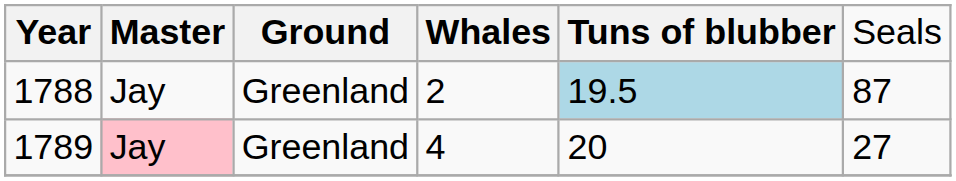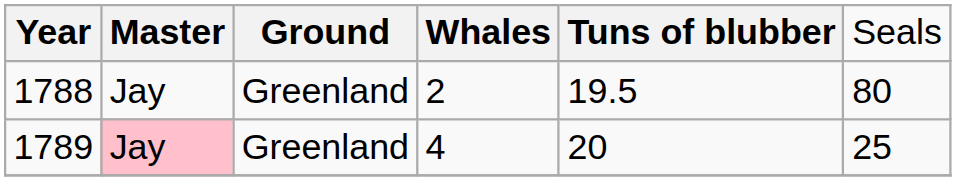(602, 89) lightblue background -> (602, 89) no background
(872, 89) 87 -> (872, 89) 80
(872, 146) 27 -> (872, 146) 25
